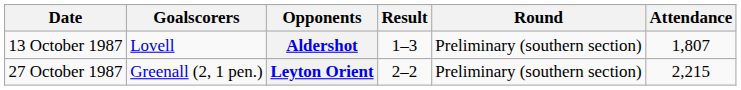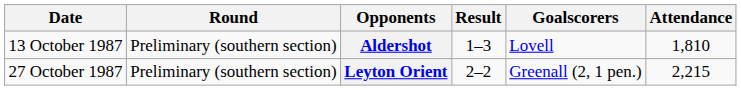columns swapped: (539, 17) <-> (196, 17)
(691, 44) 1,807 -> (691, 44) 1,810
